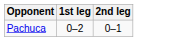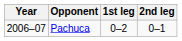+ column: (26, 12)
